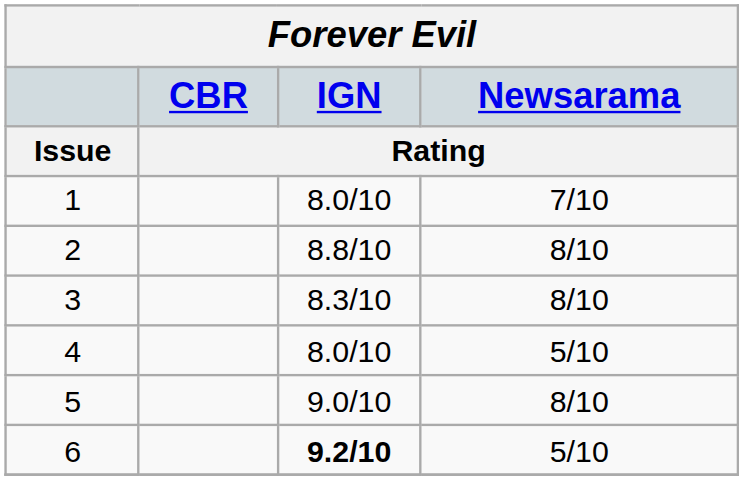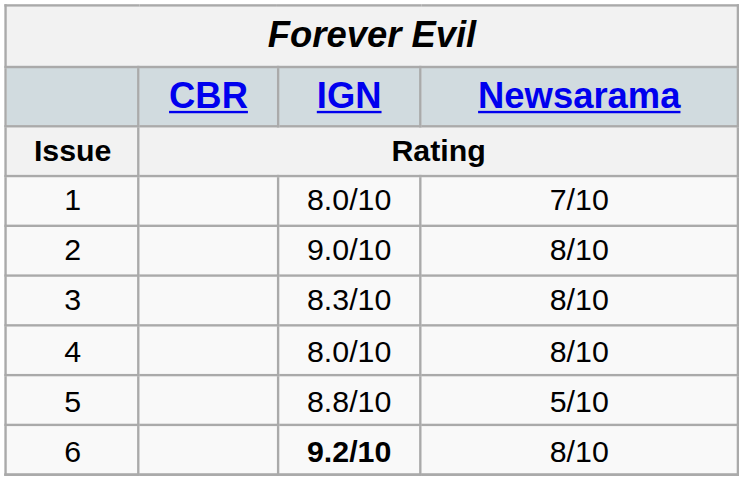(349, 250) 8.8/10 -> (349, 250) 9.0/10
(579, 350) 5/10 -> (579, 350) 8/10
(349, 400) 9.0/10 -> (349, 400) 8.8/10
(579, 400) 8/10 -> (579, 400) 5/10
(579, 450) 5/10 -> (579, 450) 8/10
